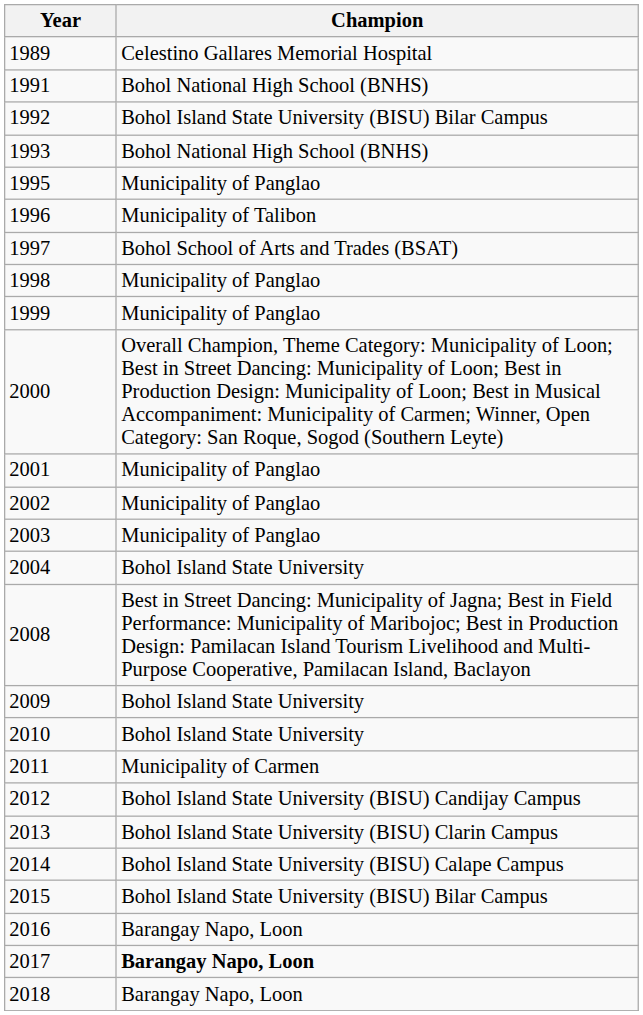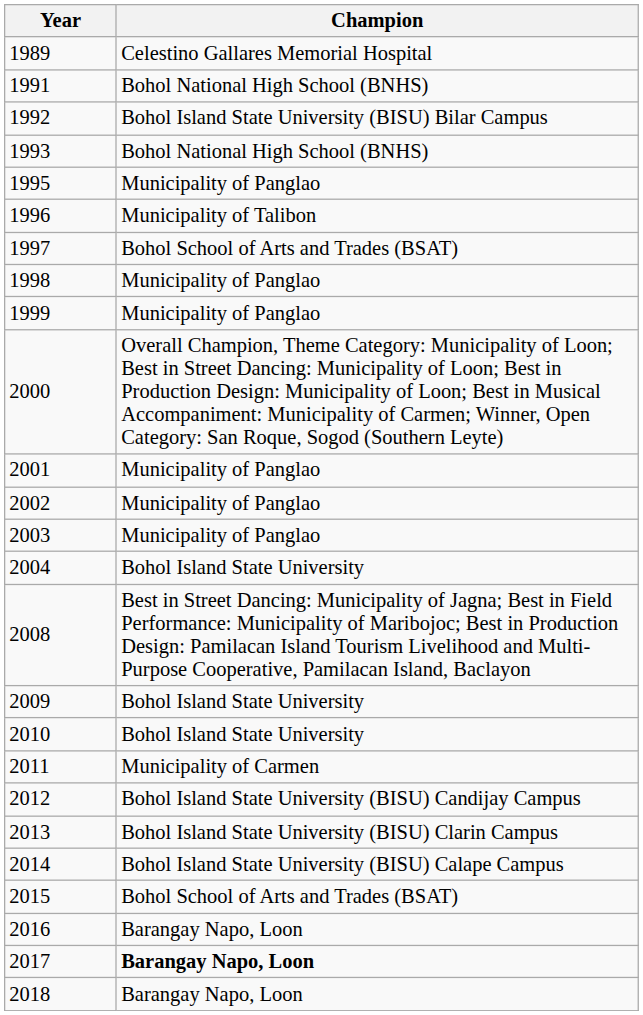(335, 896) Bohol Island State University (BISU) Bilar Campus -> (290, 896) Bohol School of Arts and Trades (BSAT)
